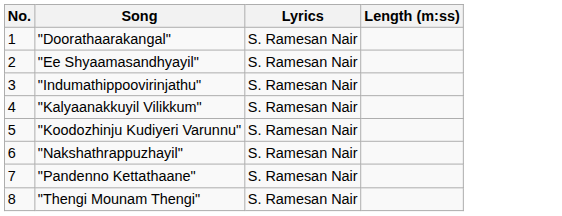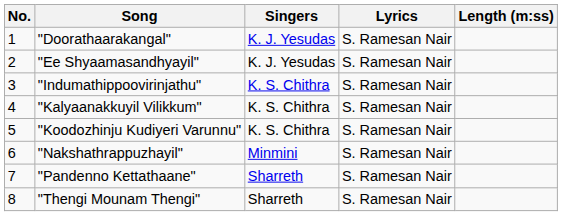+ column: (291, 16)
